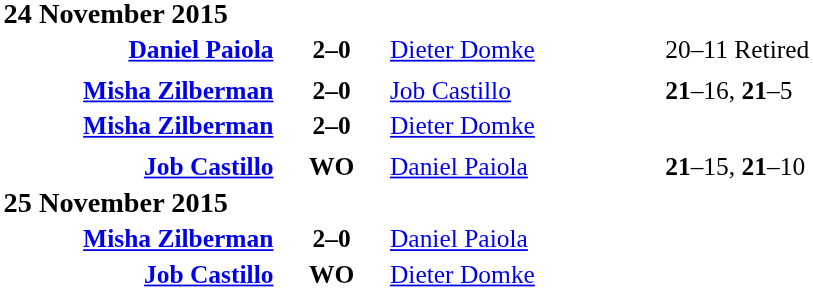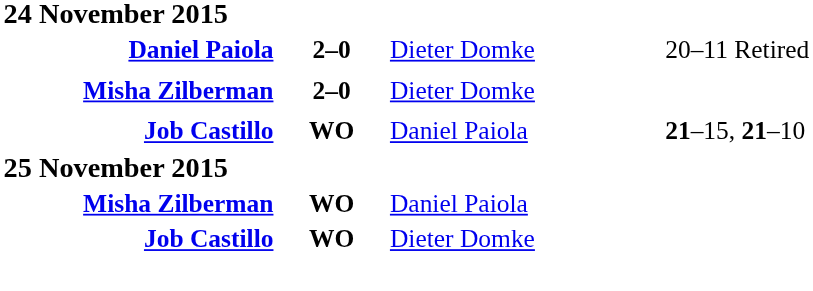- row: (178, 90)
(332, 239) 2–0 -> (332, 203) WO
